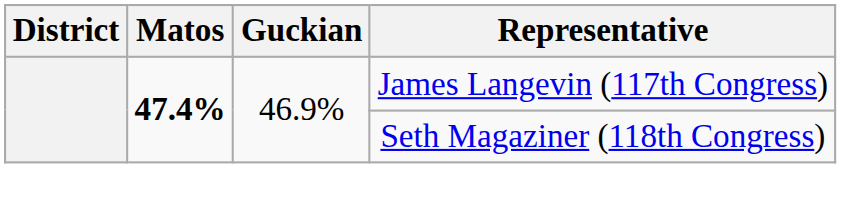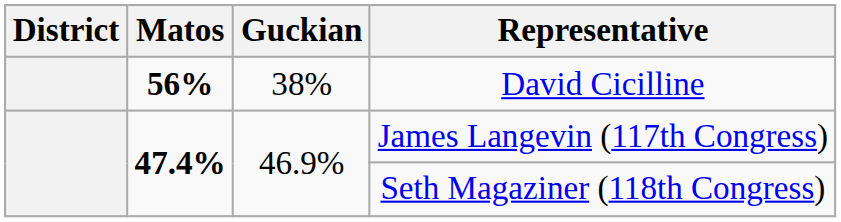+ row: (603, 83)
